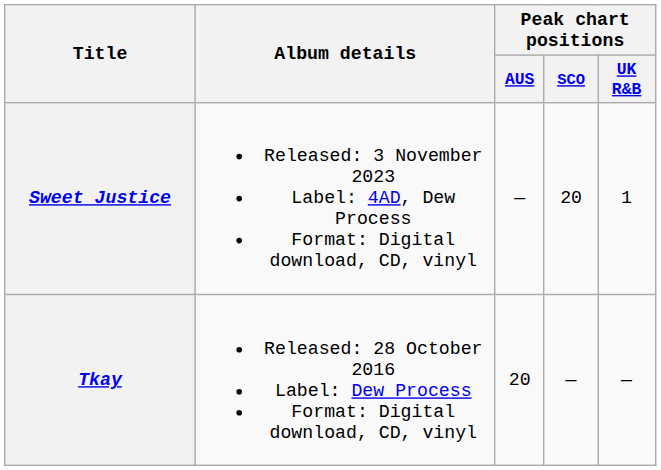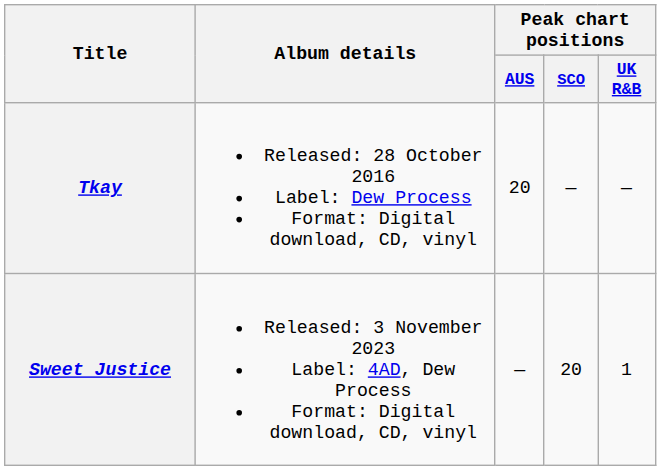rows swapped: (100, 380) <-> (100, 199)
